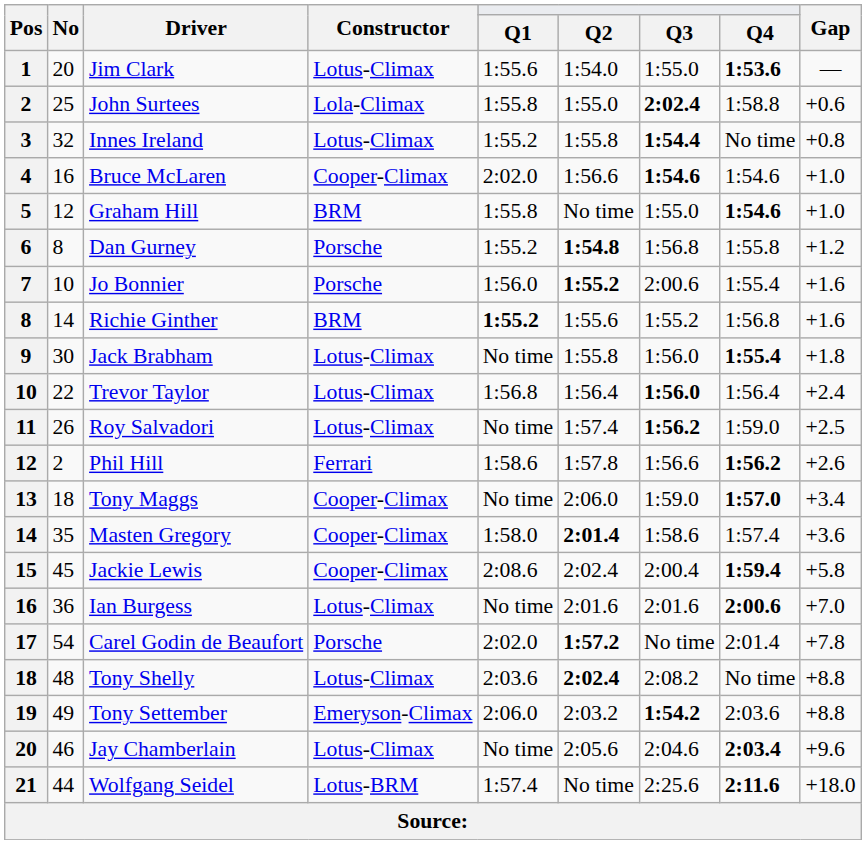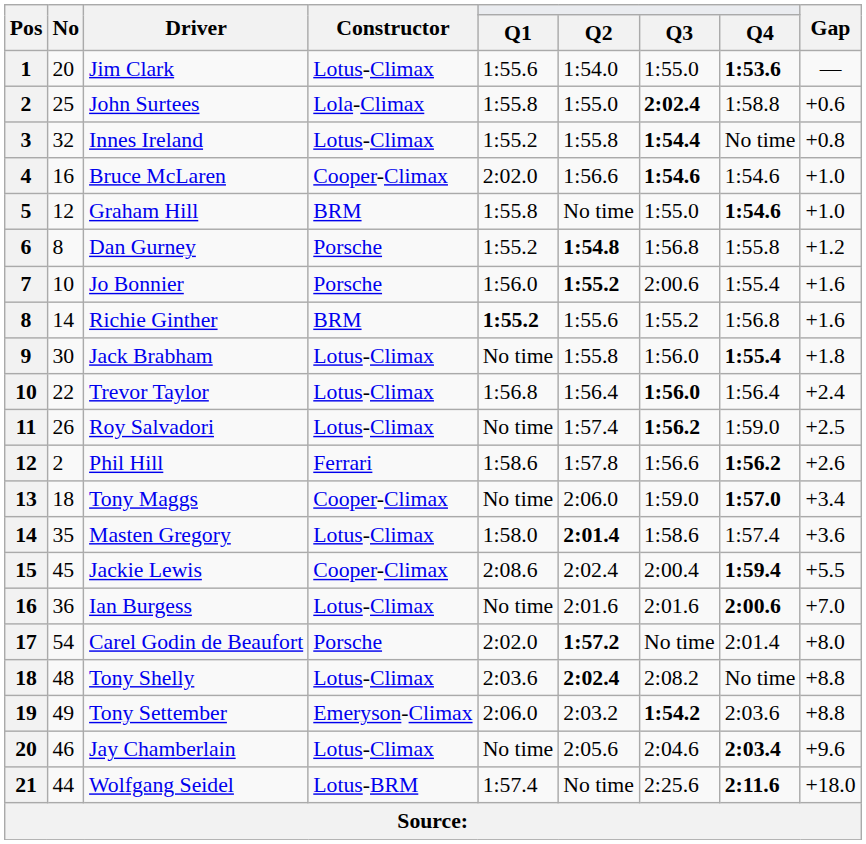(381, 534) Cooper-Climax -> (374, 534) Lotus-Climax
(825, 570) +5.8 -> (825, 570) +5.5
(825, 641) +7.8 -> (825, 641) +8.0
